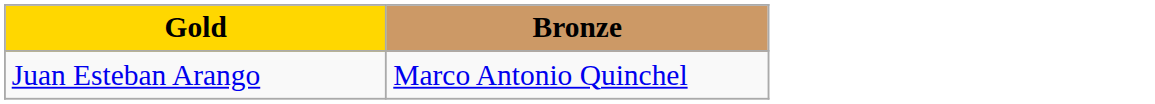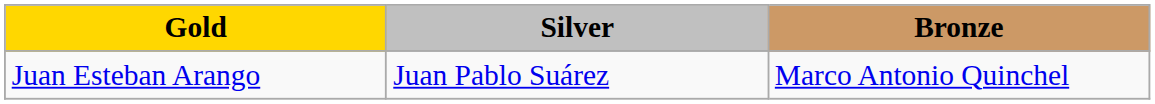+ column: (577, 27)
